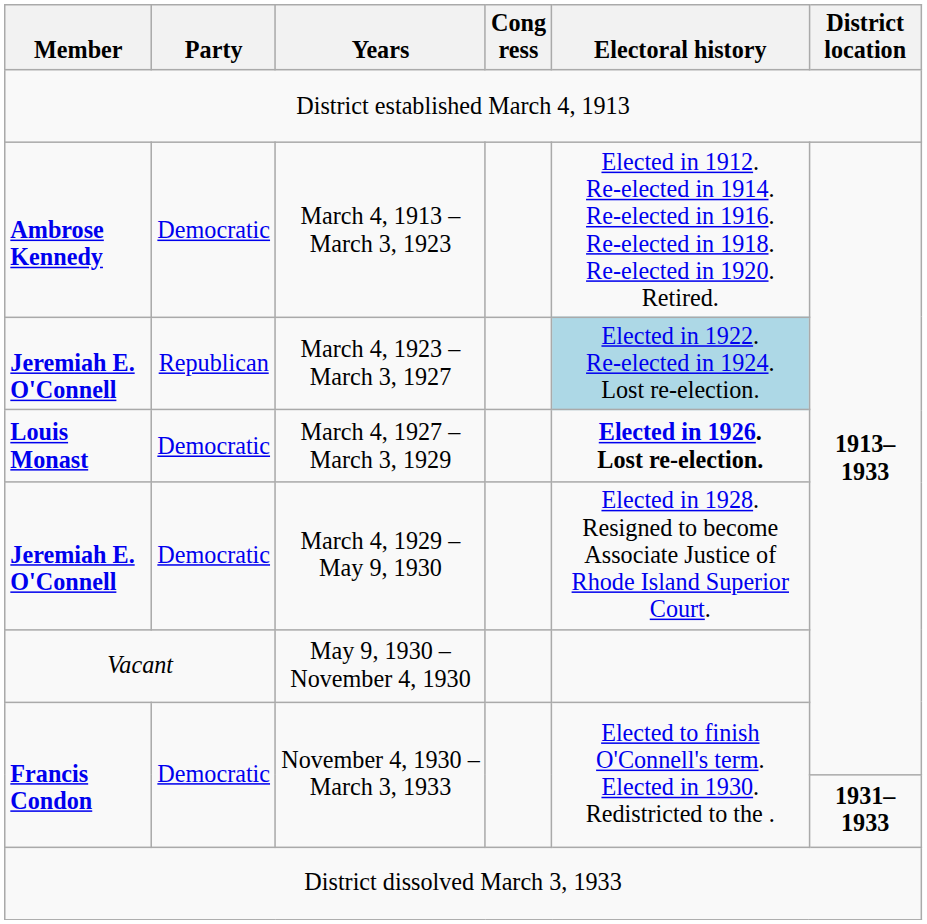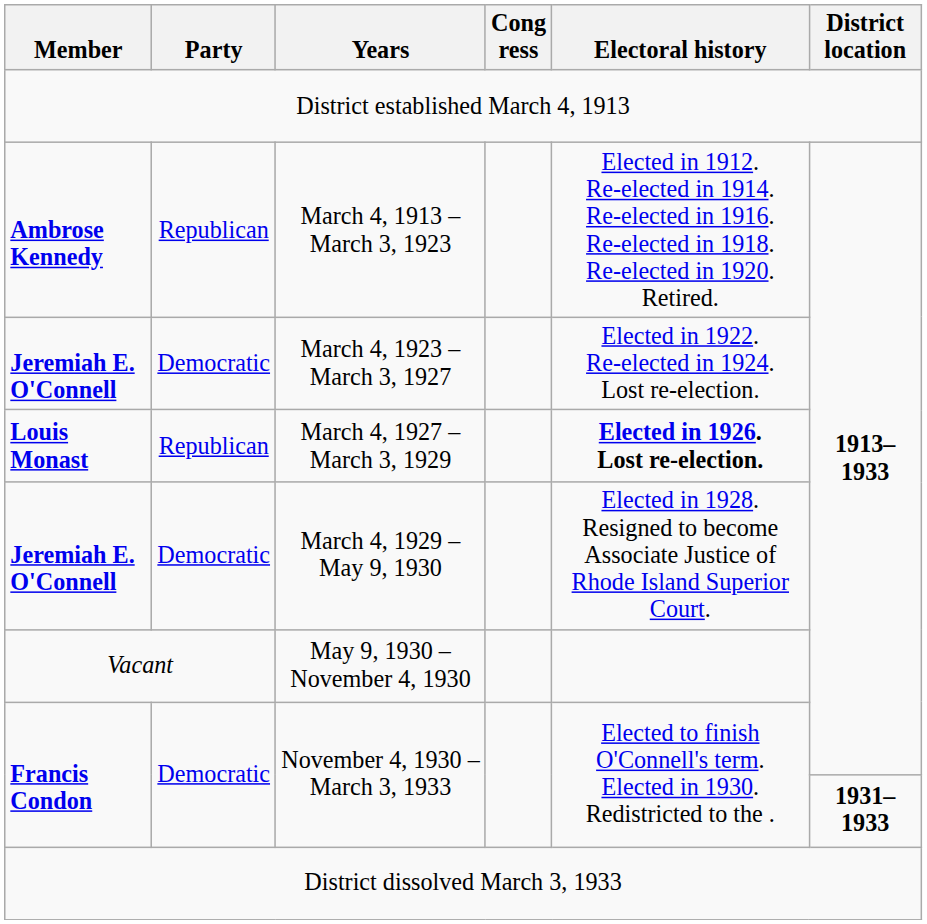(214, 229) Democratic -> (214, 229) Republican
(214, 363) Republican -> (214, 363) Democratic
(680, 363) lightblue background -> (680, 363) no background
(214, 445) Democratic -> (214, 445) Republican
